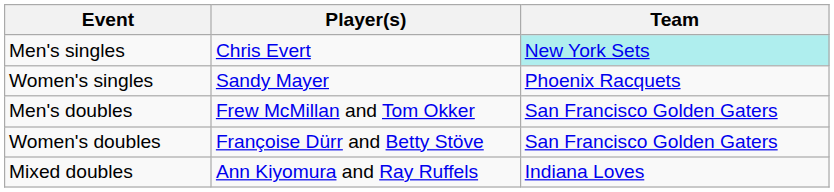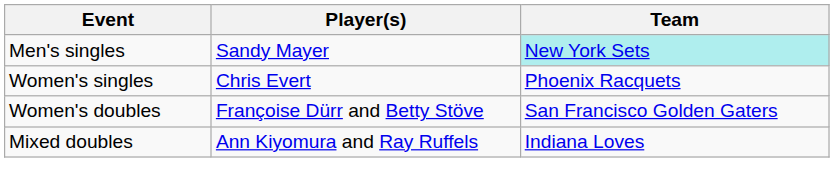(263, 50) Chris Evert -> (272, 50) Sandy Mayer
(272, 80) Sandy Mayer -> (263, 80) Chris Evert
- row: (71, 111)
